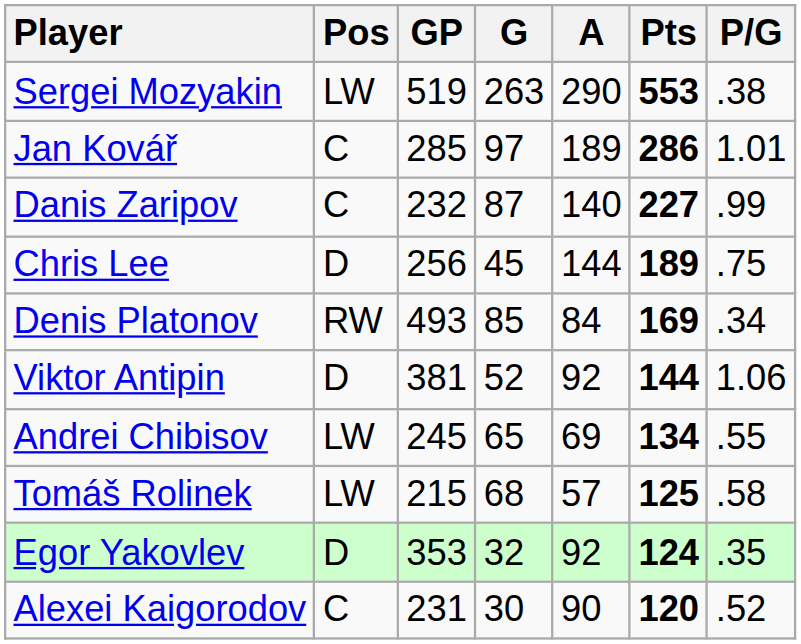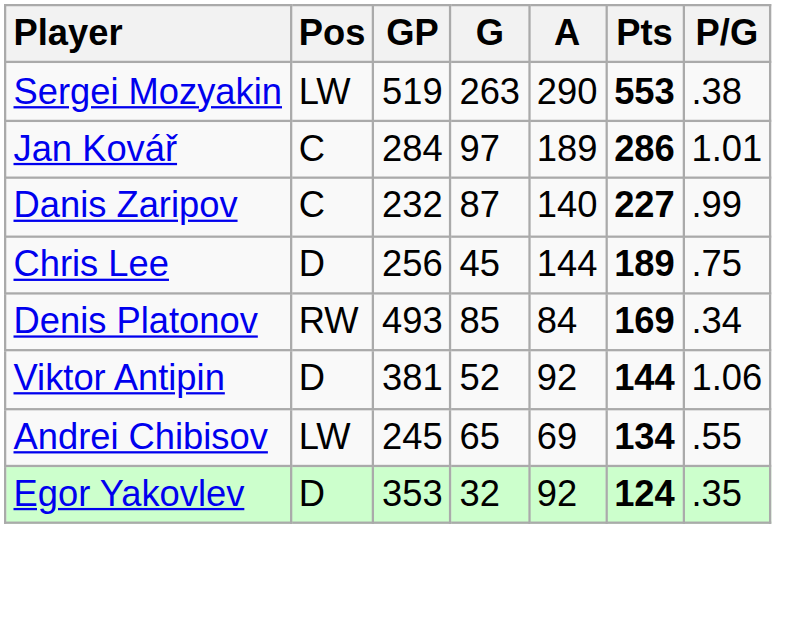(437, 148) 285 -> (412, 148) 284
- row: (133, 494)
- row: (160, 609)
